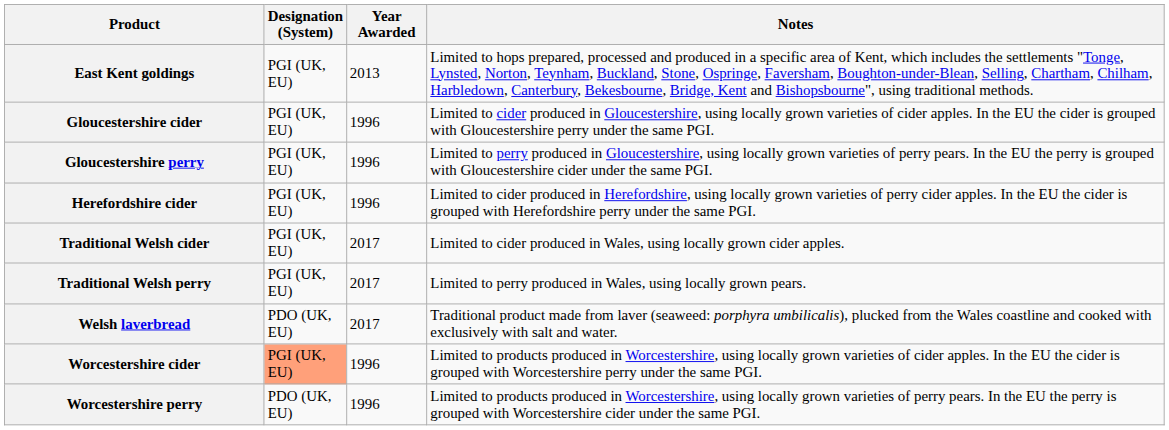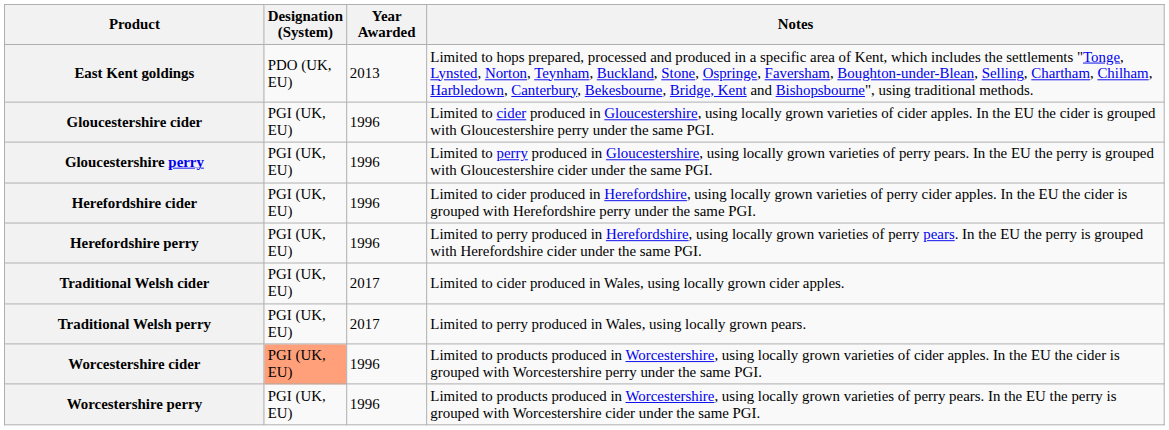(297, 73) PGI (UK, EU) -> (300, 73) PDO (UK, EU)
+ row: (134, 243)
- row: (134, 323)
(300, 404) PDO (UK, EU) -> (297, 404) PGI (UK, EU)
